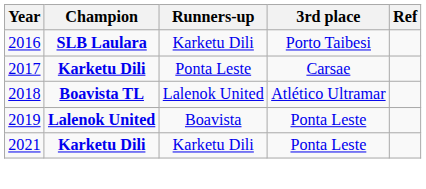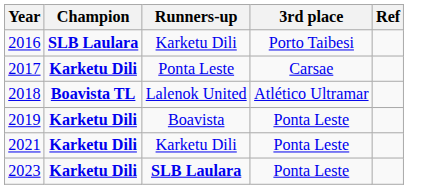(102, 119) Lalenok United -> (93, 119) Karketu Dili
+ row: (24, 171)
